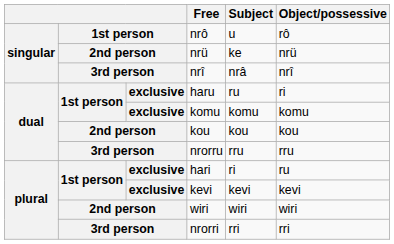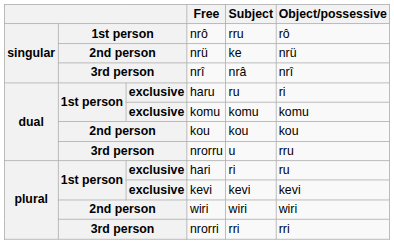(232, 33) u -> (236, 33) rru
(236, 151) rru -> (232, 151) u
